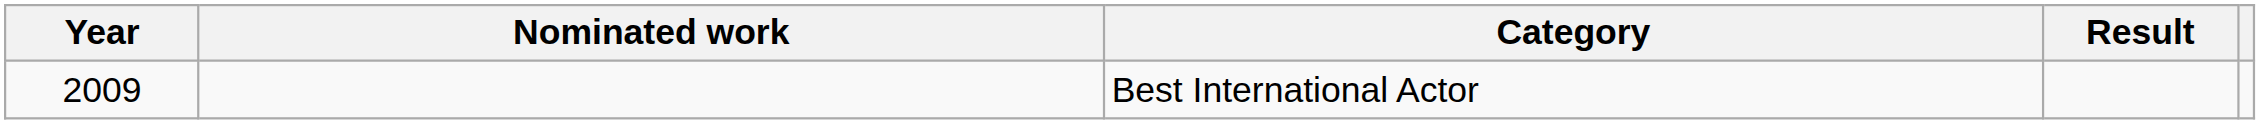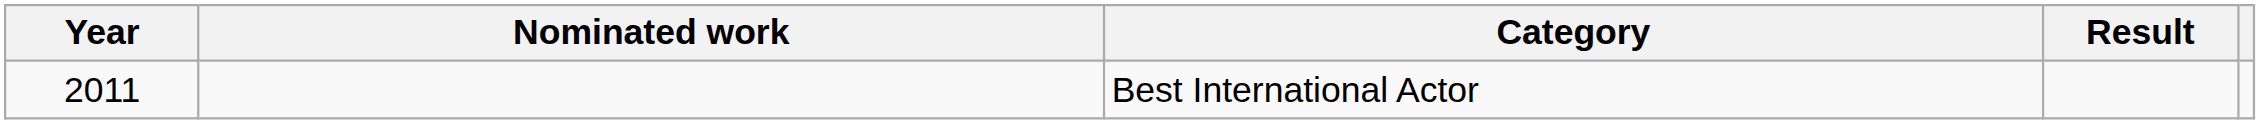(102, 88) 2009 -> (102, 88) 2011
